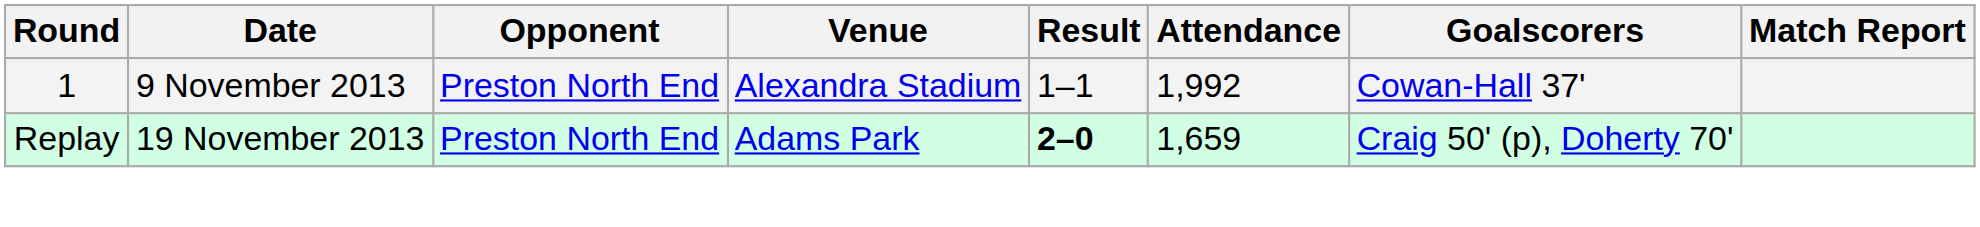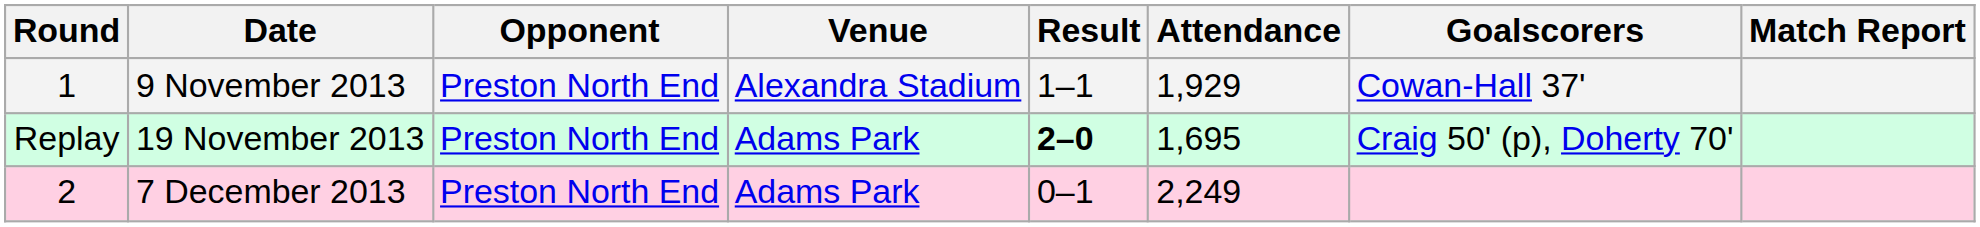(1199, 85) 1,992 -> (1199, 85) 1,929
(1199, 138) 1,659 -> (1199, 138) 1,695
+ row: (271, 192)
